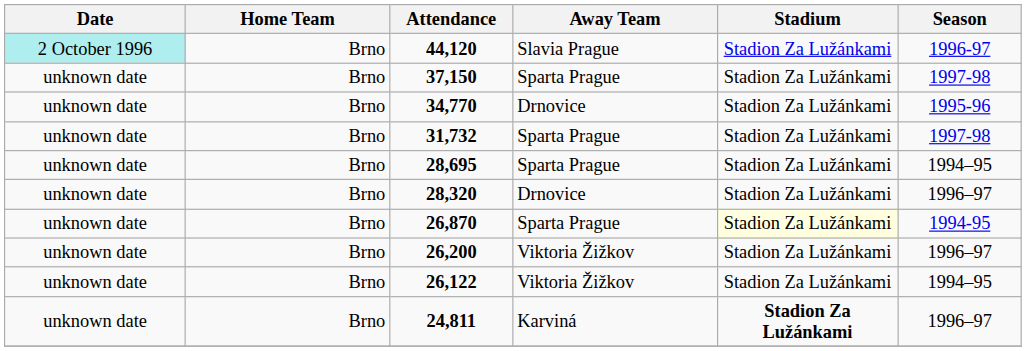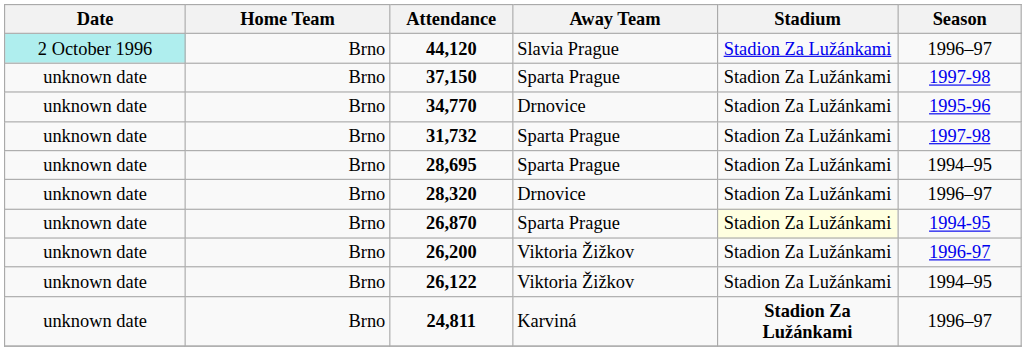(960, 48) 1996-97 -> (960, 48) 1996–97
(960, 252) 1996–97 -> (960, 252) 1996-97
